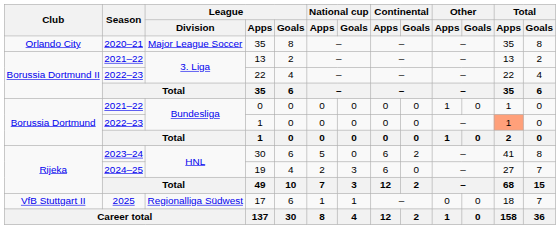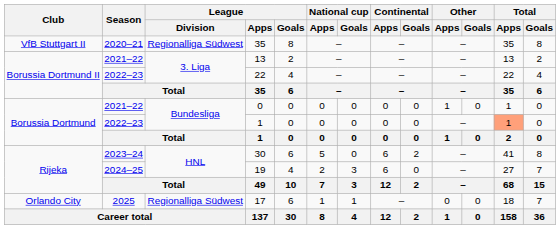(53, 43) Orlando City -> (53, 43) VfB Stuttgart II
(195, 43) Major League Soccer -> (195, 43) Regionalliga Südwest
(53, 201) VfB Stuttgart II -> (53, 201) Orlando City
